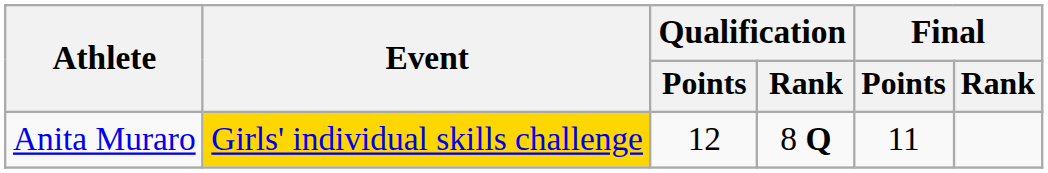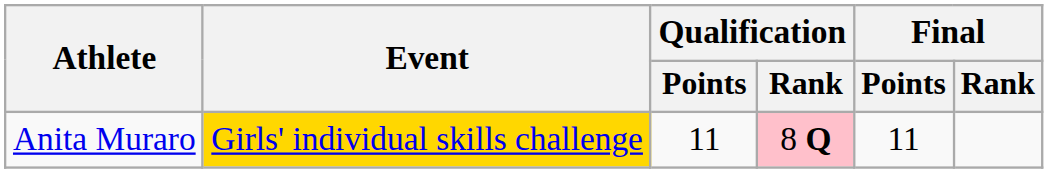(704, 139) 12 -> (704, 139) 11
(806, 139) no background -> (806, 139) pink background
